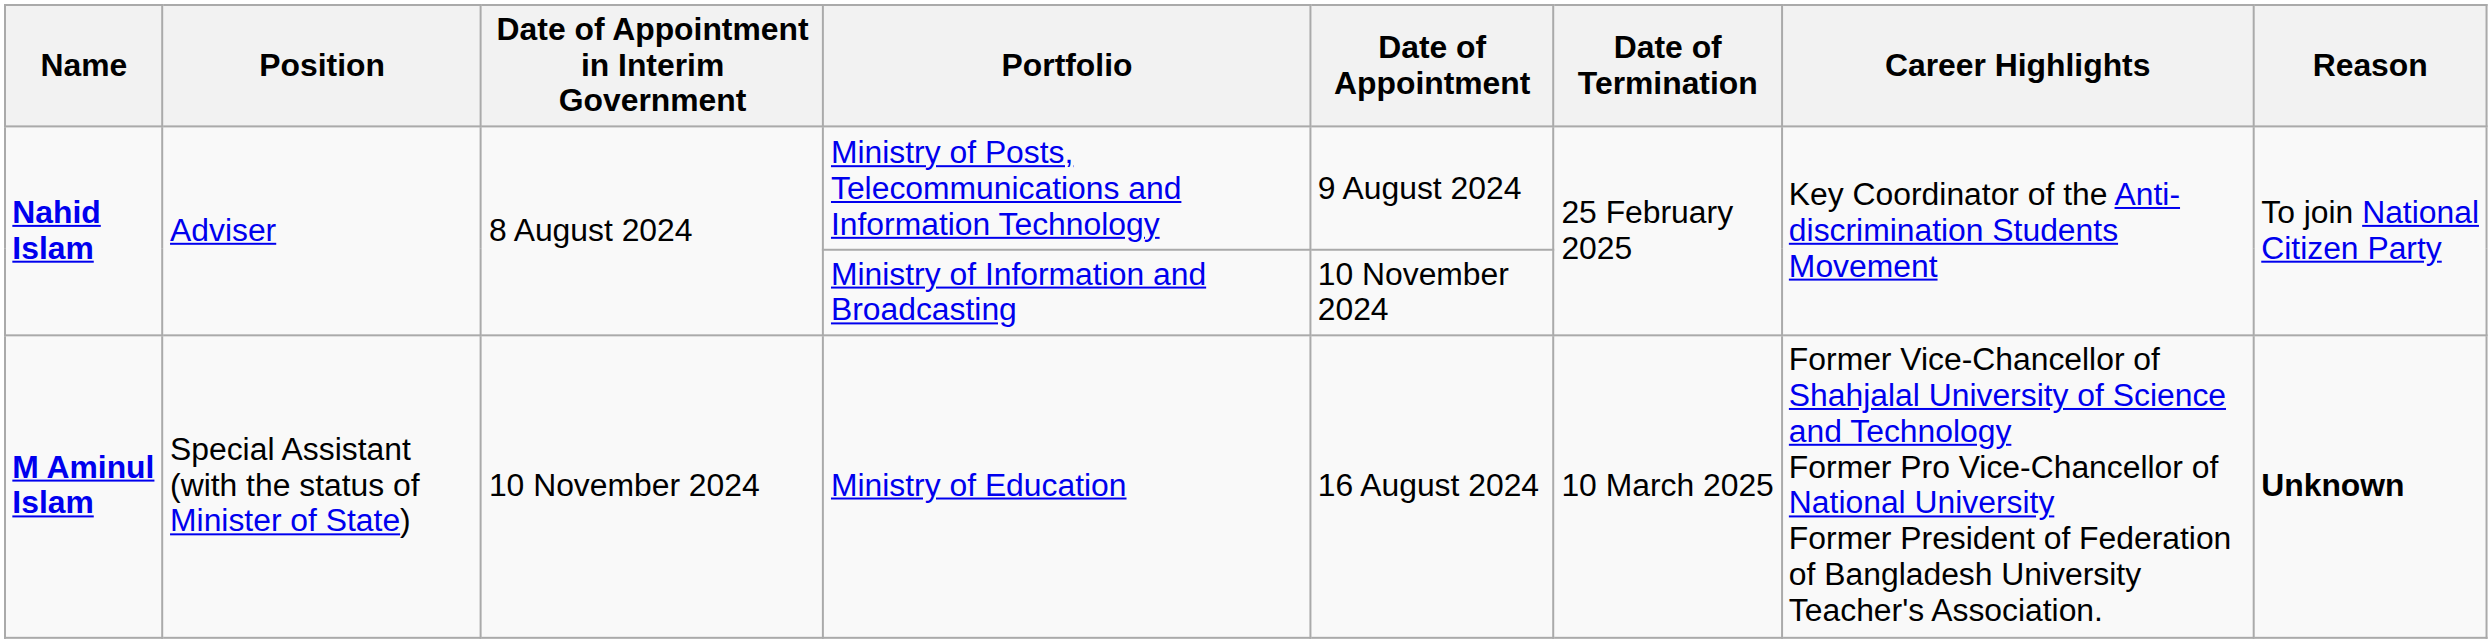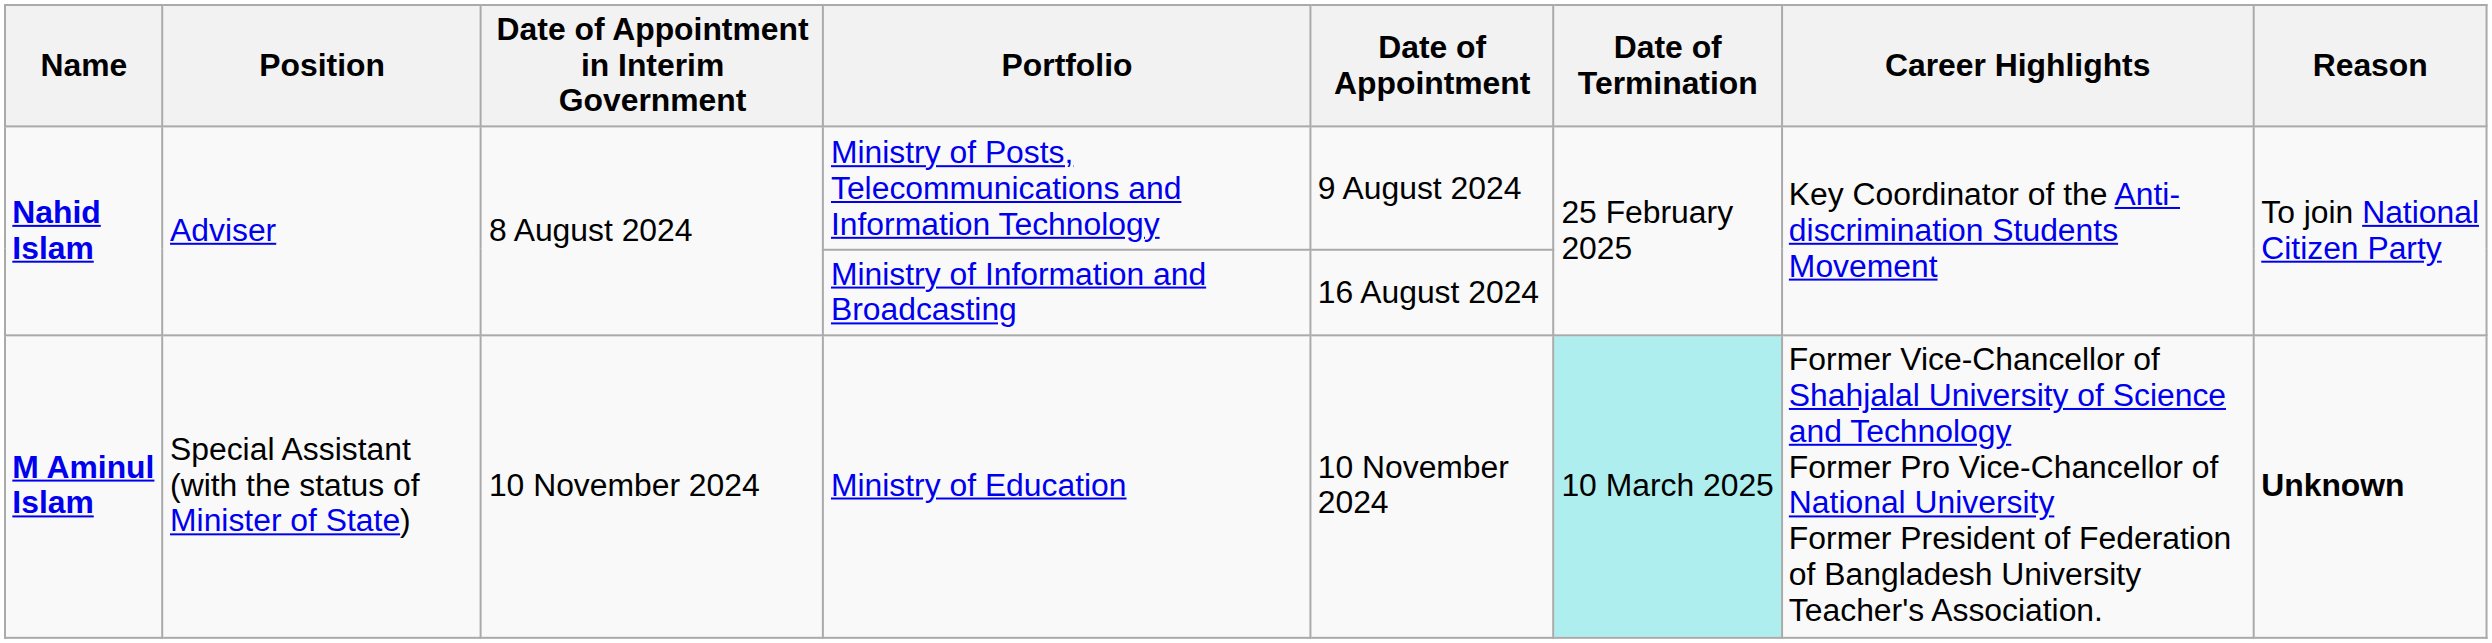(1413, 291) 10 November 2024 -> (1428, 291) 16 August 2024
(1428, 485) 16 August 2024 -> (1413, 485) 10 November 2024
(1668, 485) no background -> (1668, 485) paleturquoise background
